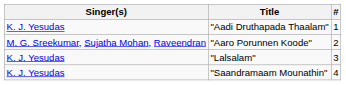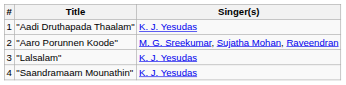columns swapped: (336, 12) <-> (106, 12)
